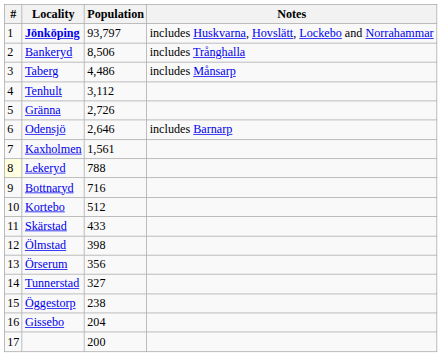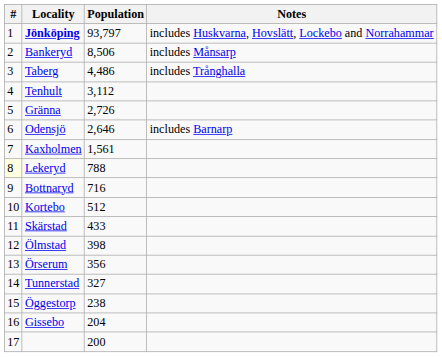(197, 52) includes Trånghalla -> (193, 52) includes Månsarp
(193, 71) includes Månsarp -> (197, 71) includes Trånghalla
